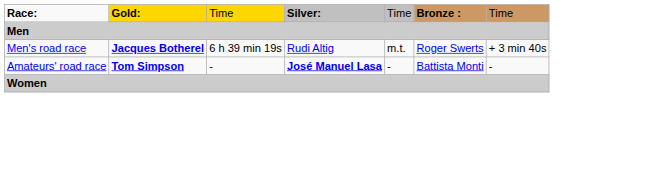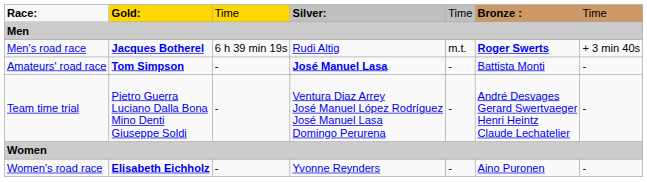(450, 48) normal -> (513, 48) bold
+ row: (43, 108)
+ row: (55, 168)
